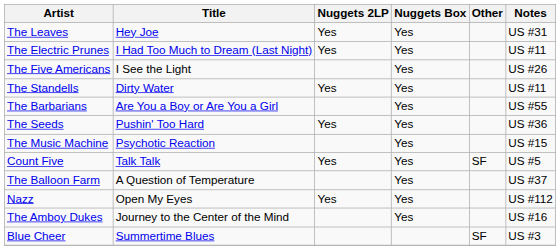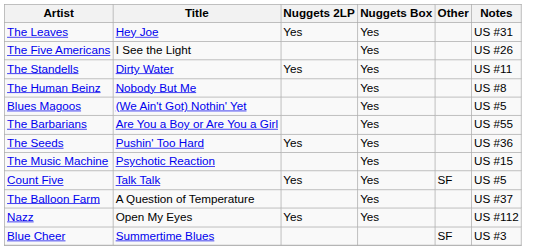- row: (58, 50)
+ row: (54, 87)
+ row: (44, 106)
- row: (55, 217)
